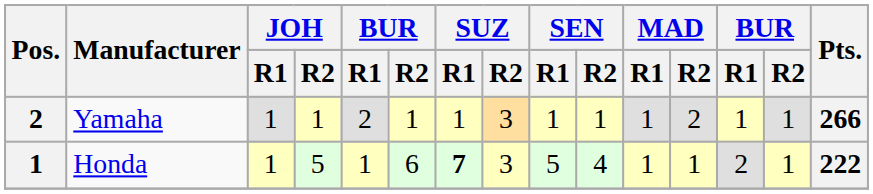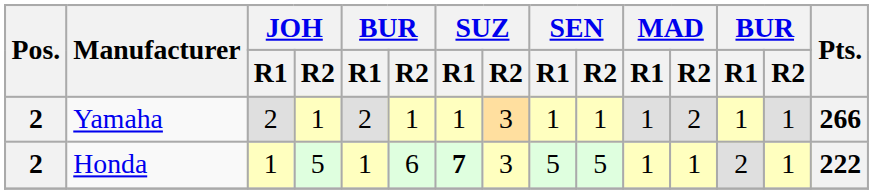(271, 118) 1 -> (271, 118) 2
(36, 164) 1 -> (36, 164) 2
(600, 164) 4 -> (600, 164) 5
